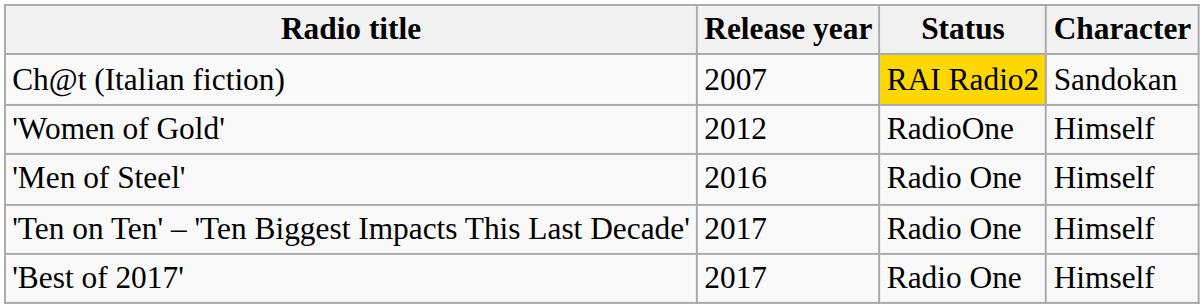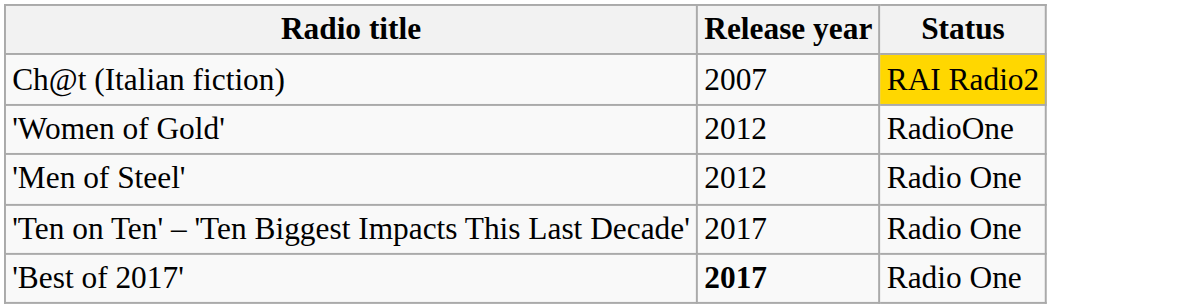- column: (1122, 29)
(736, 178) 2016 -> (736, 178) 2012
(736, 278) normal -> (736, 278) bold
